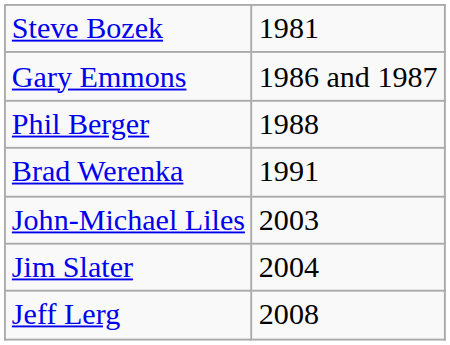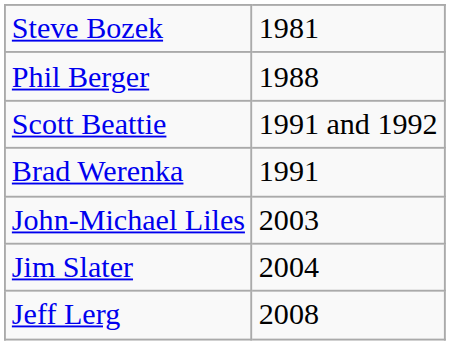- row: (99, 76)
+ row: (89, 123)
